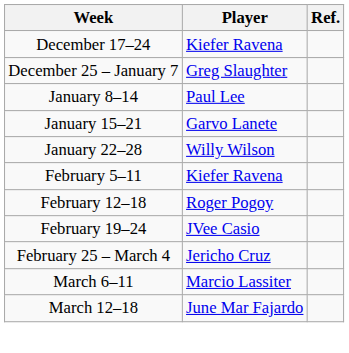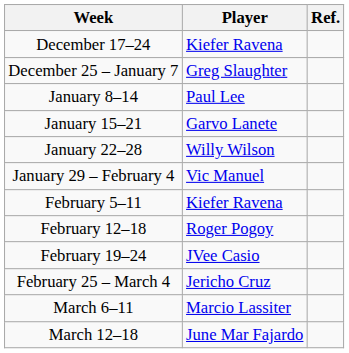+ row: (93, 176)
